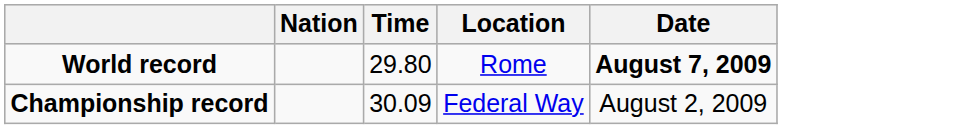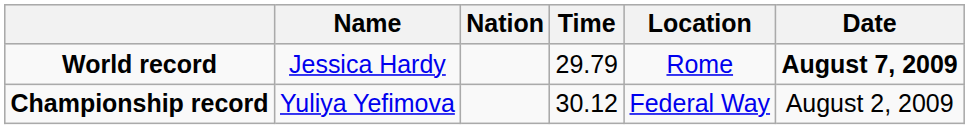+ column: (367, 24)
(400, 63) 29.80 -> (587, 63) 29.79
(400, 103) 30.09 -> (587, 103) 30.12
